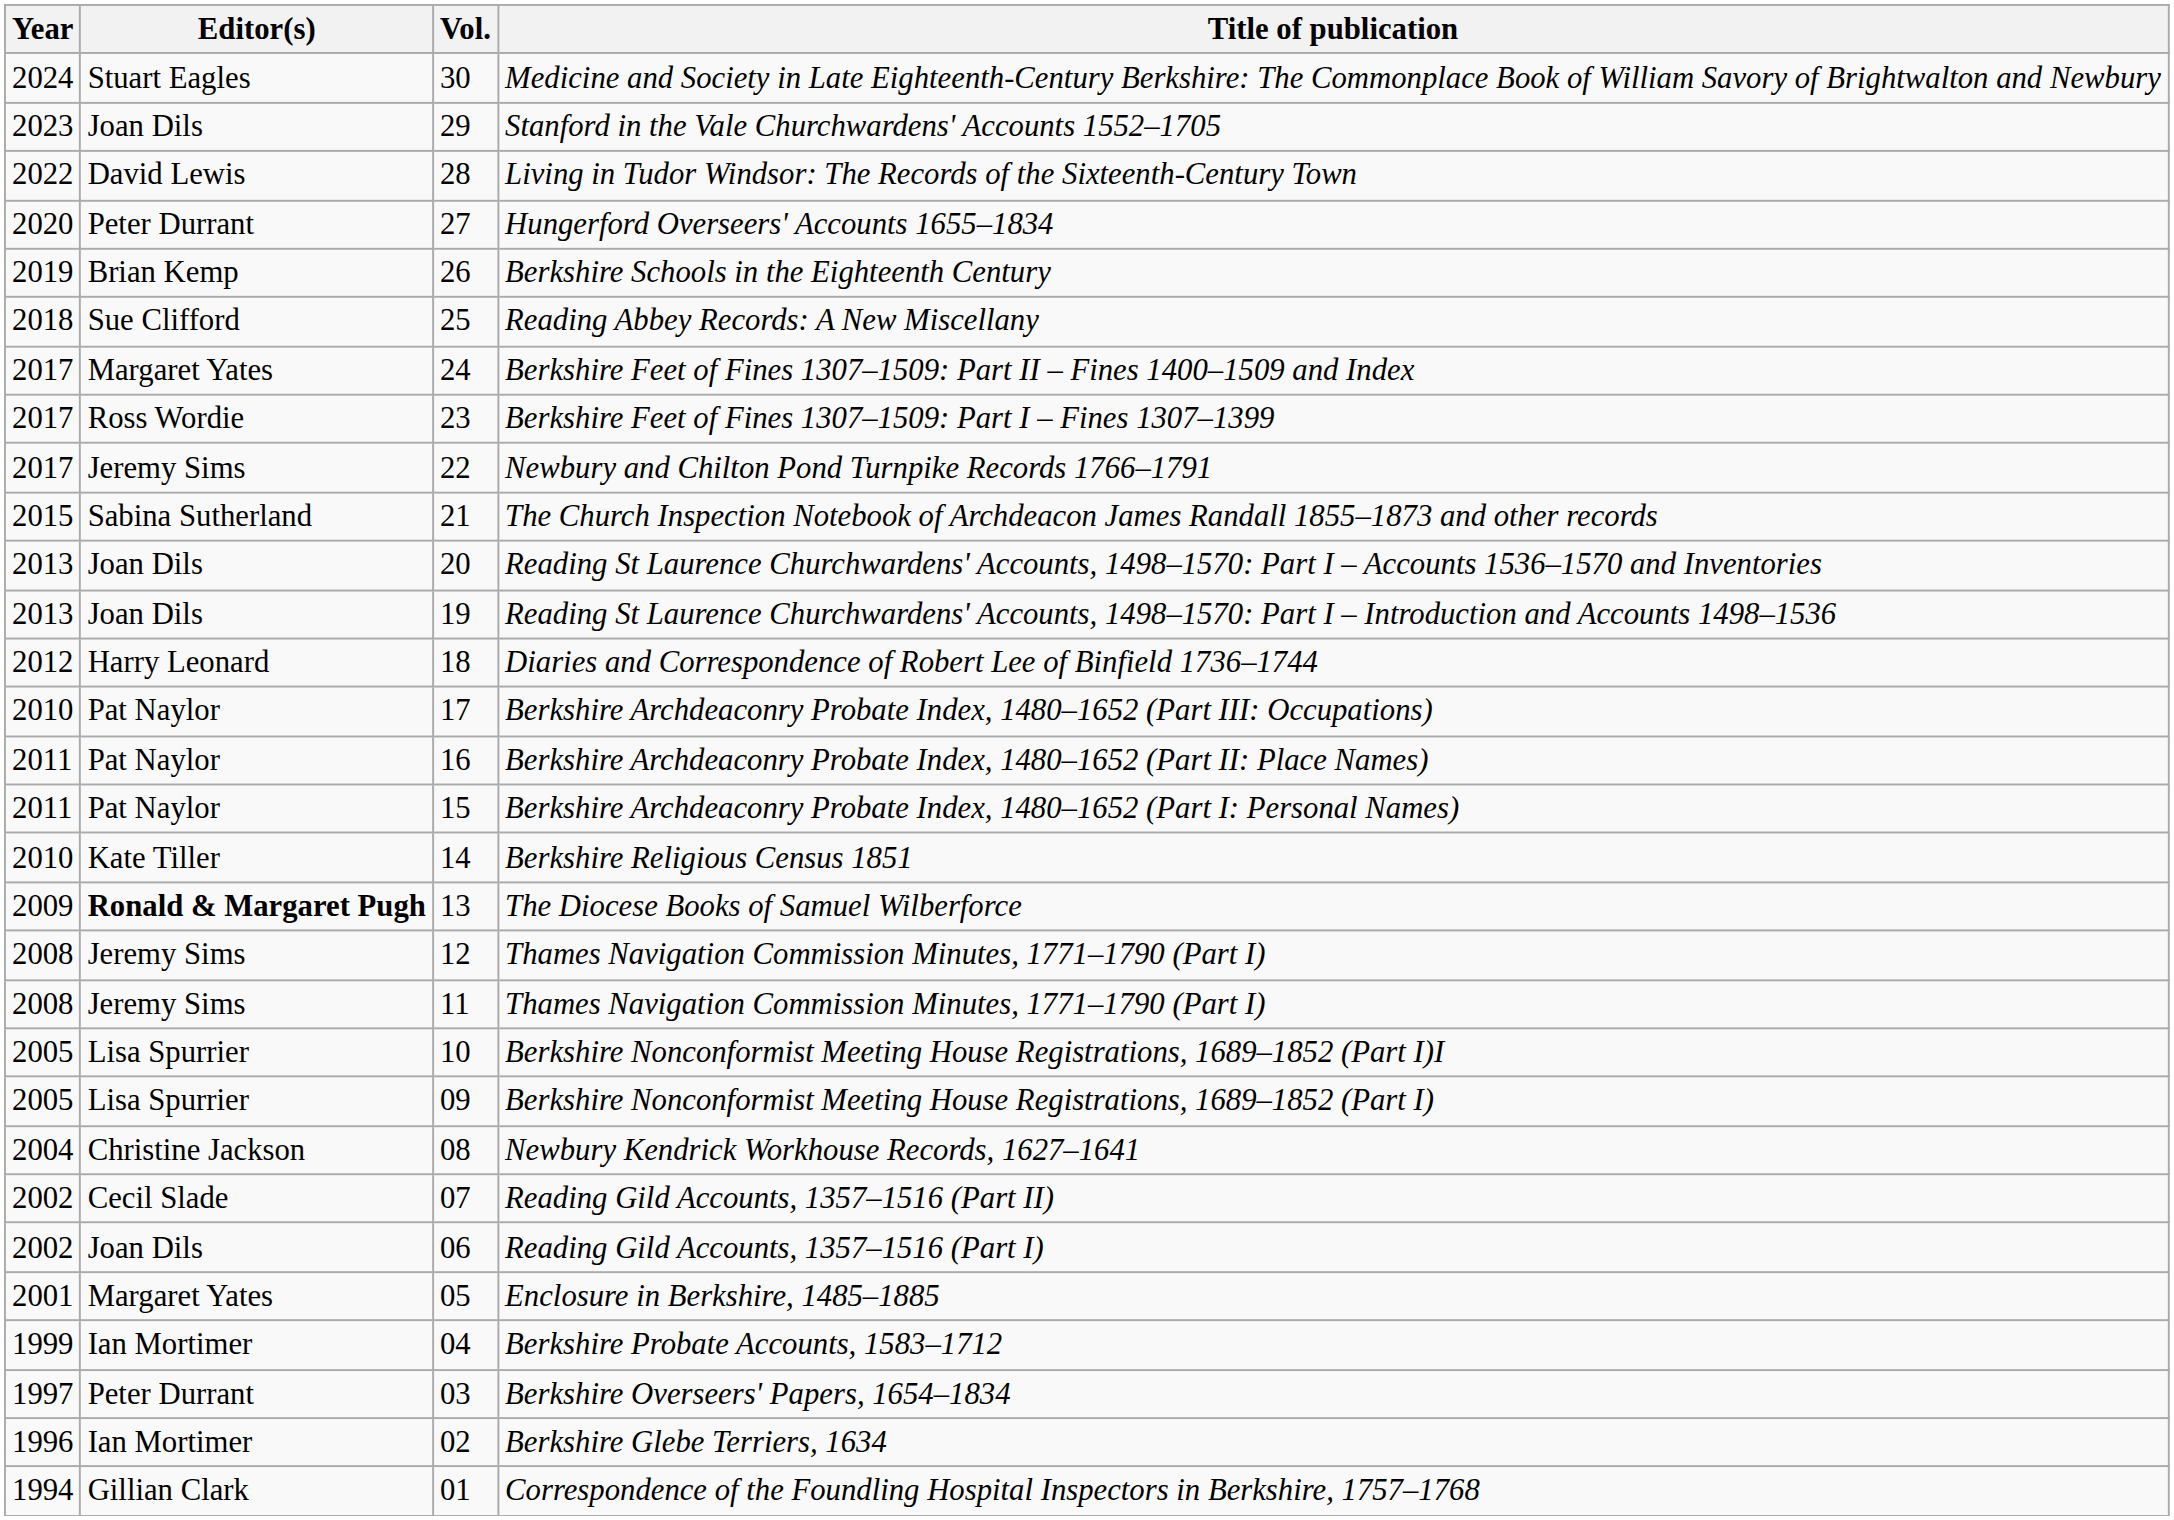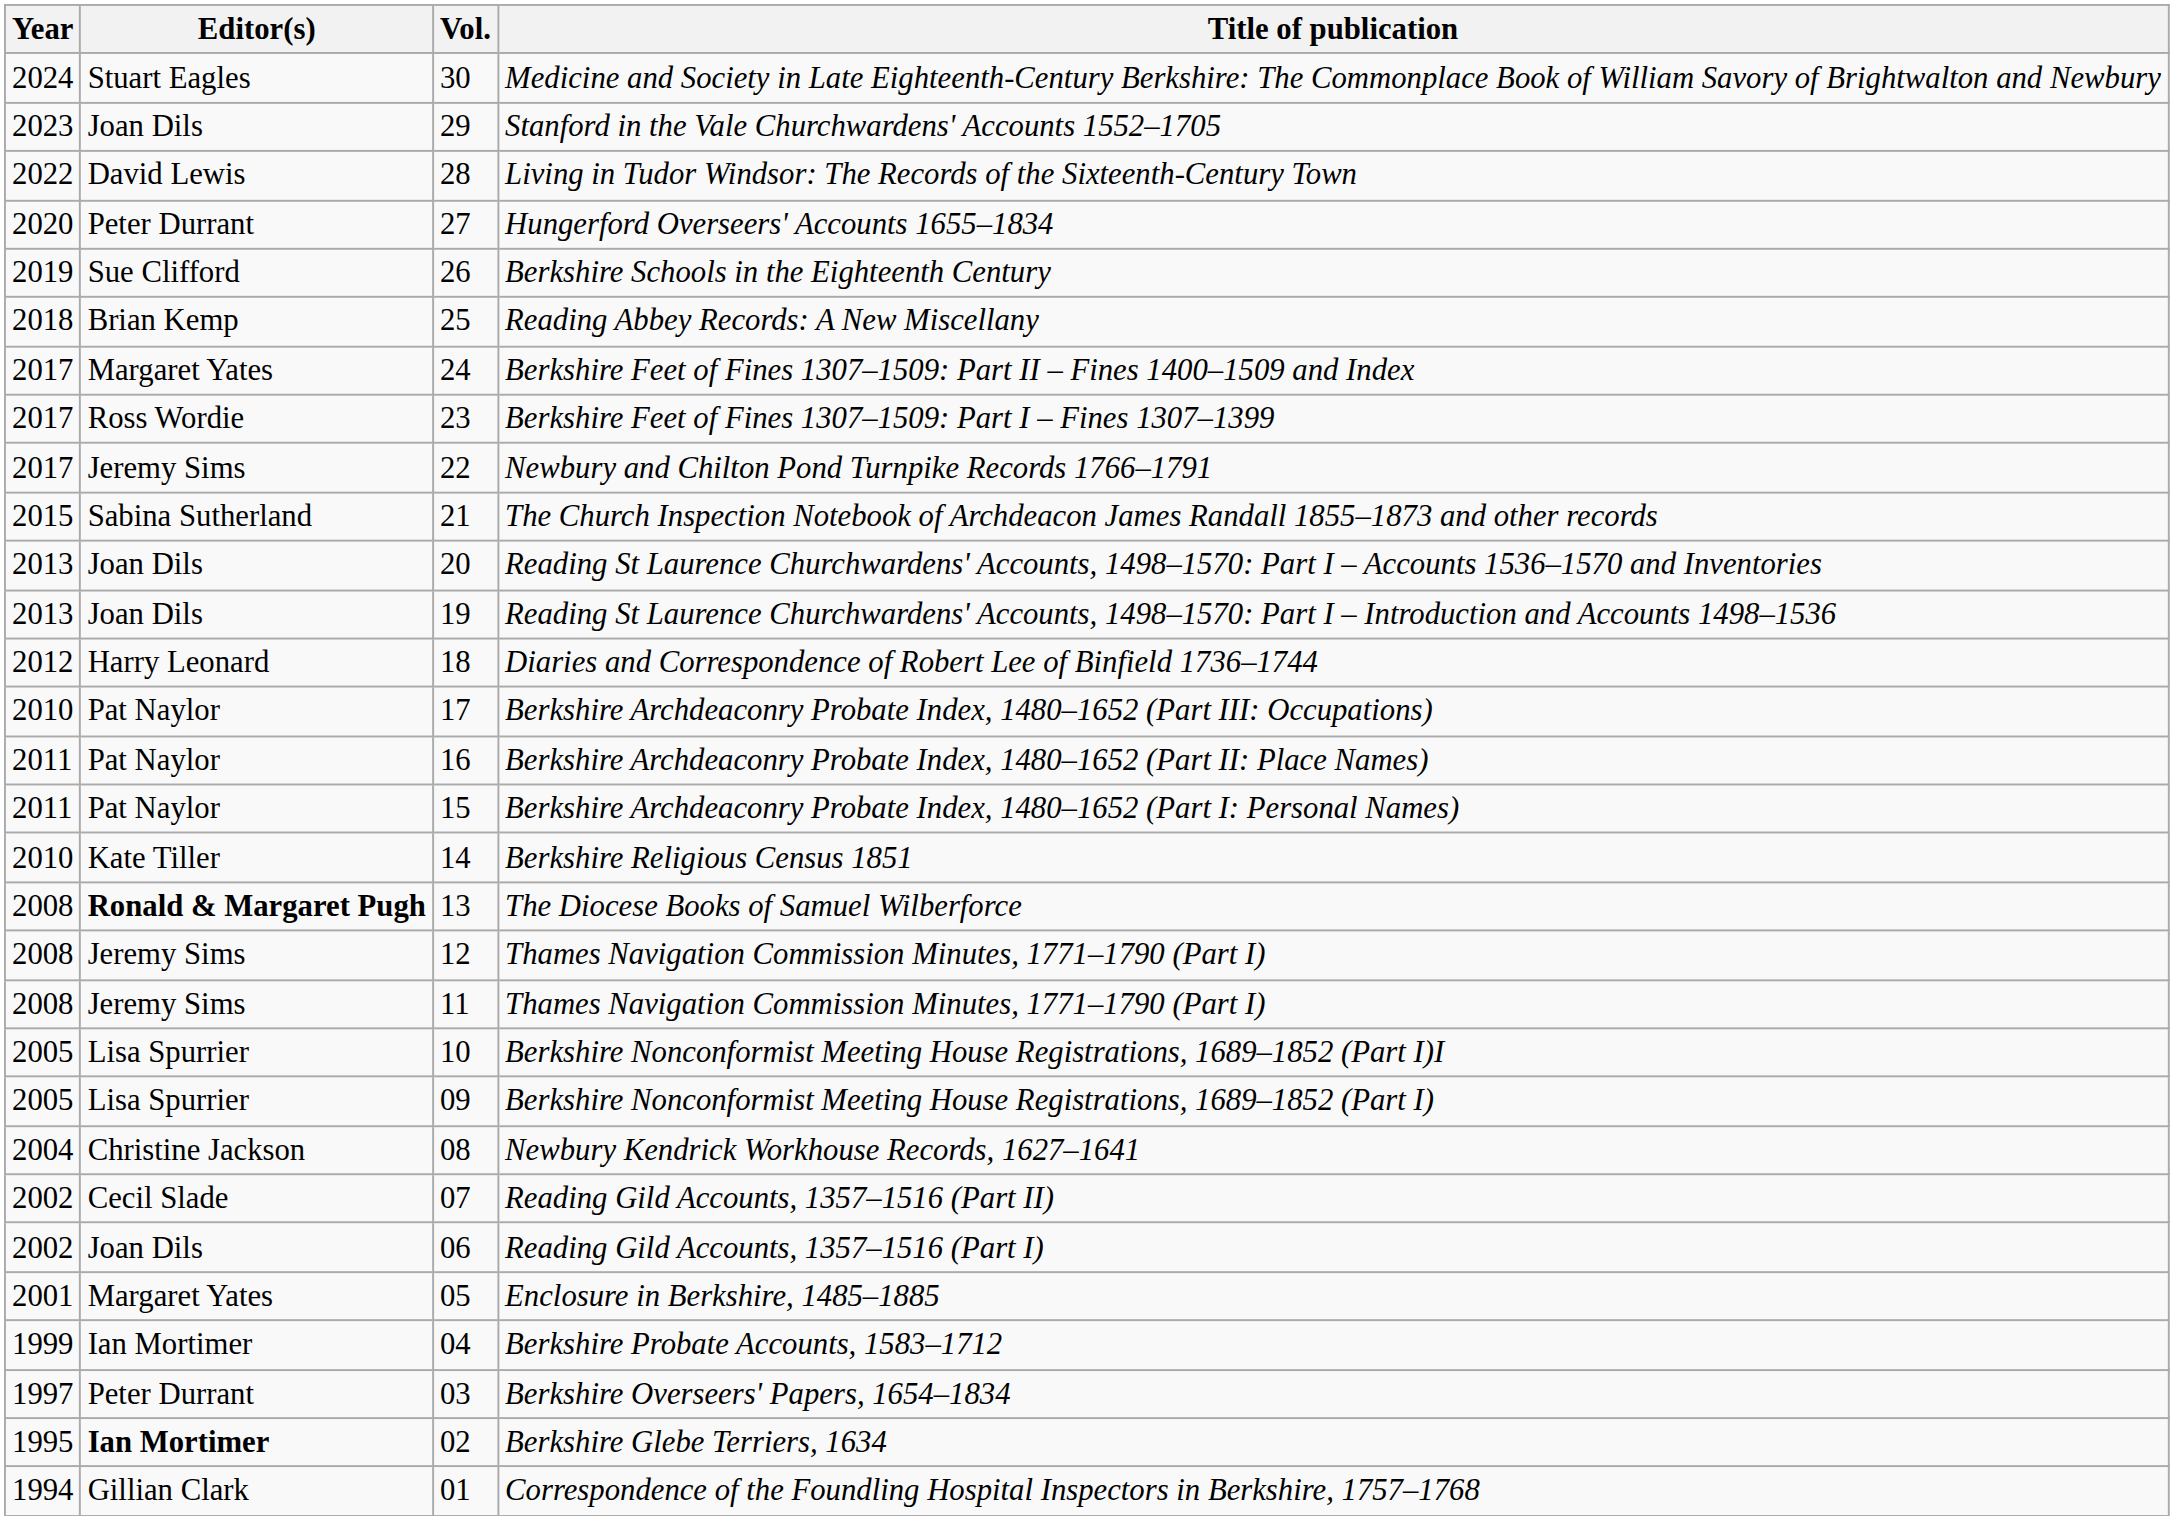(163, 272) Brian Kemp -> (164, 272) Sue Clifford
(164, 321) Sue Clifford -> (163, 321) Brian Kemp
(43, 905) 2009 -> (43, 905) 2008
(43, 1441) 1996 -> (43, 1441) 1995
(170, 1441) normal -> (178, 1441) bold
